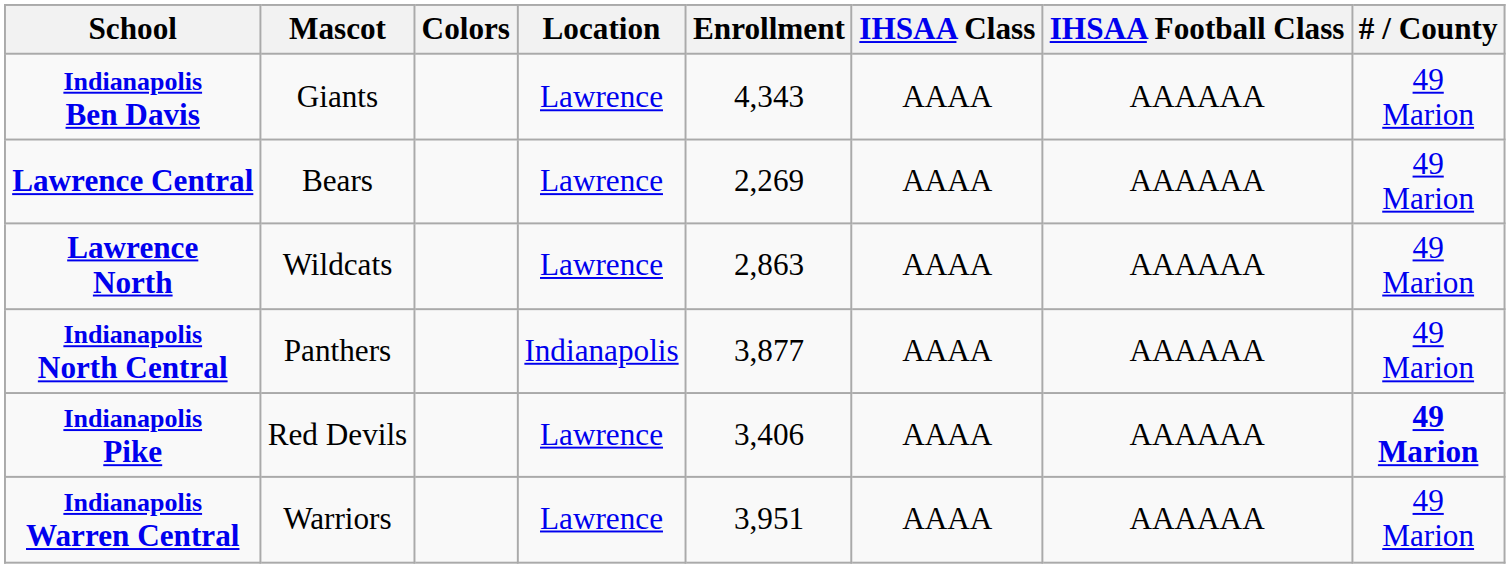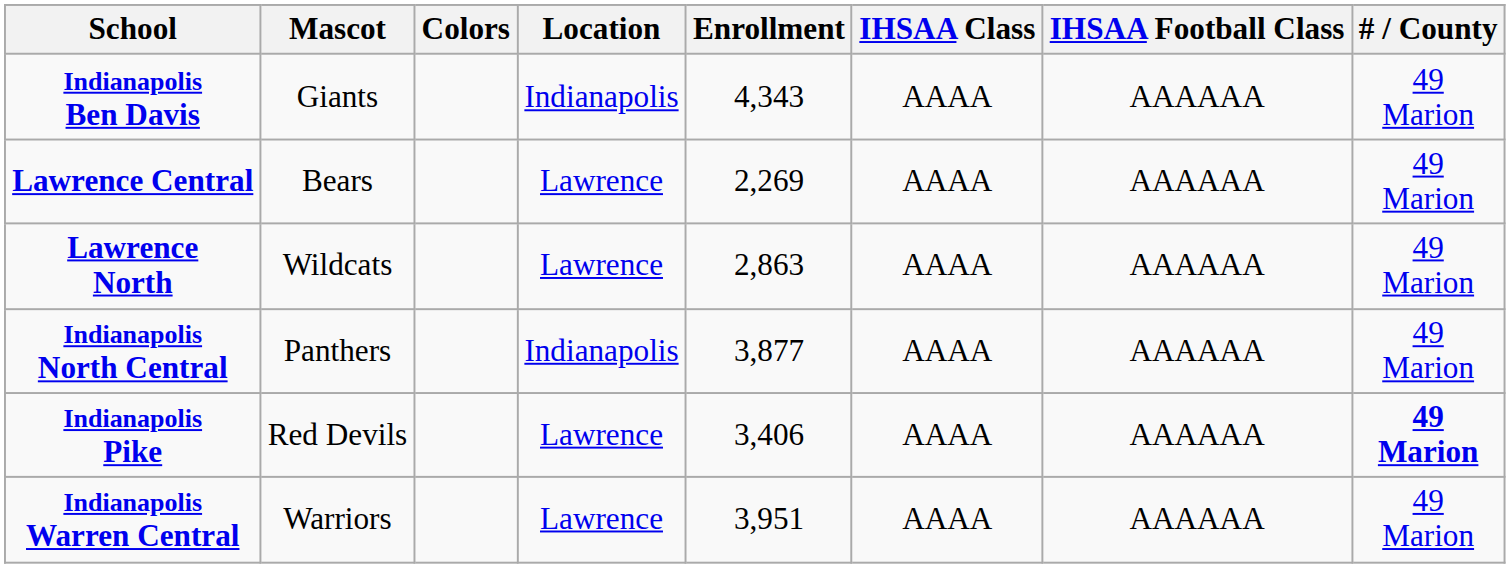(601, 96) Lawrence -> (601, 96) Indianapolis
